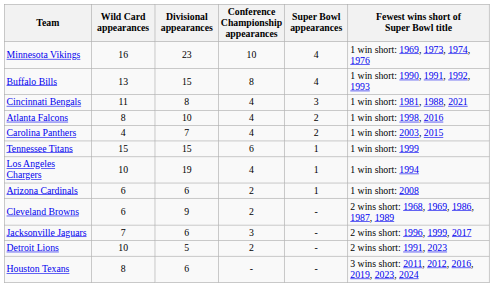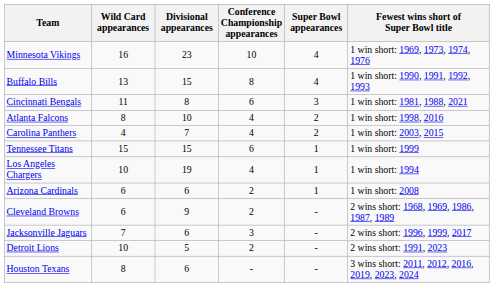(251, 102) 4 -> (251, 102) 6
